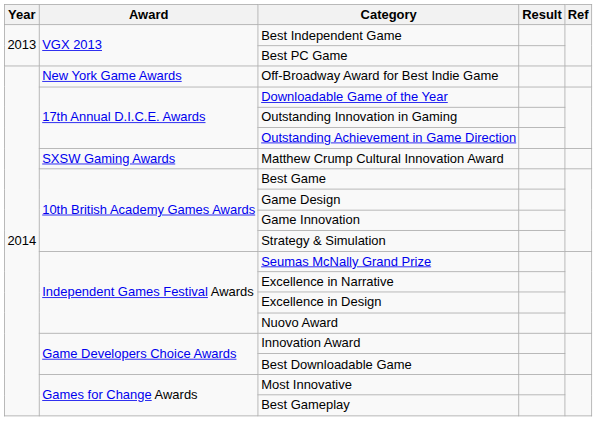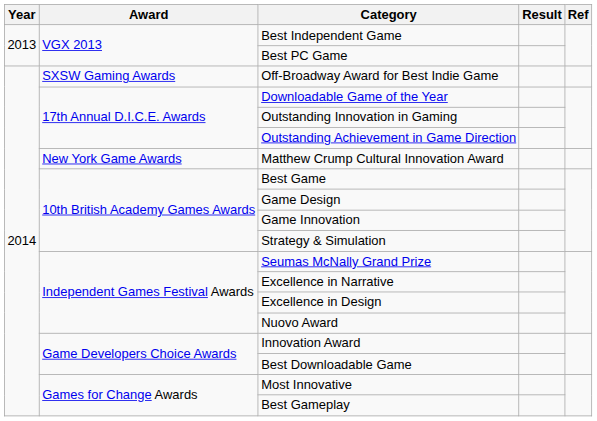(112, 76) New York Game Awards -> (109, 76) SXSW Gaming Awards
(109, 158) SXSW Gaming Awards -> (112, 158) New York Game Awards
